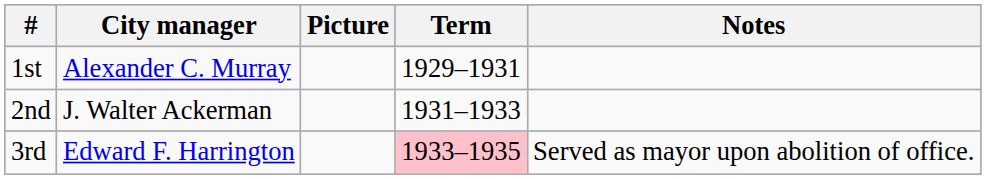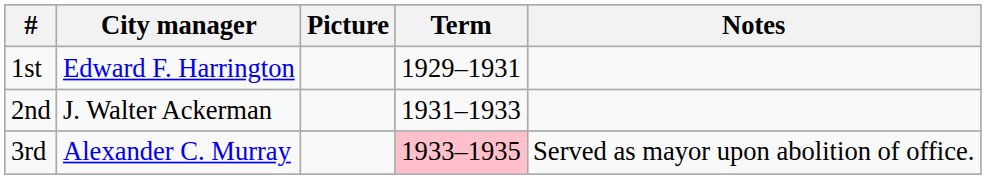(177, 67) Alexander C. Murray -> (179, 67) Edward F. Harrington
(179, 151) Edward F. Harrington -> (177, 151) Alexander C. Murray
